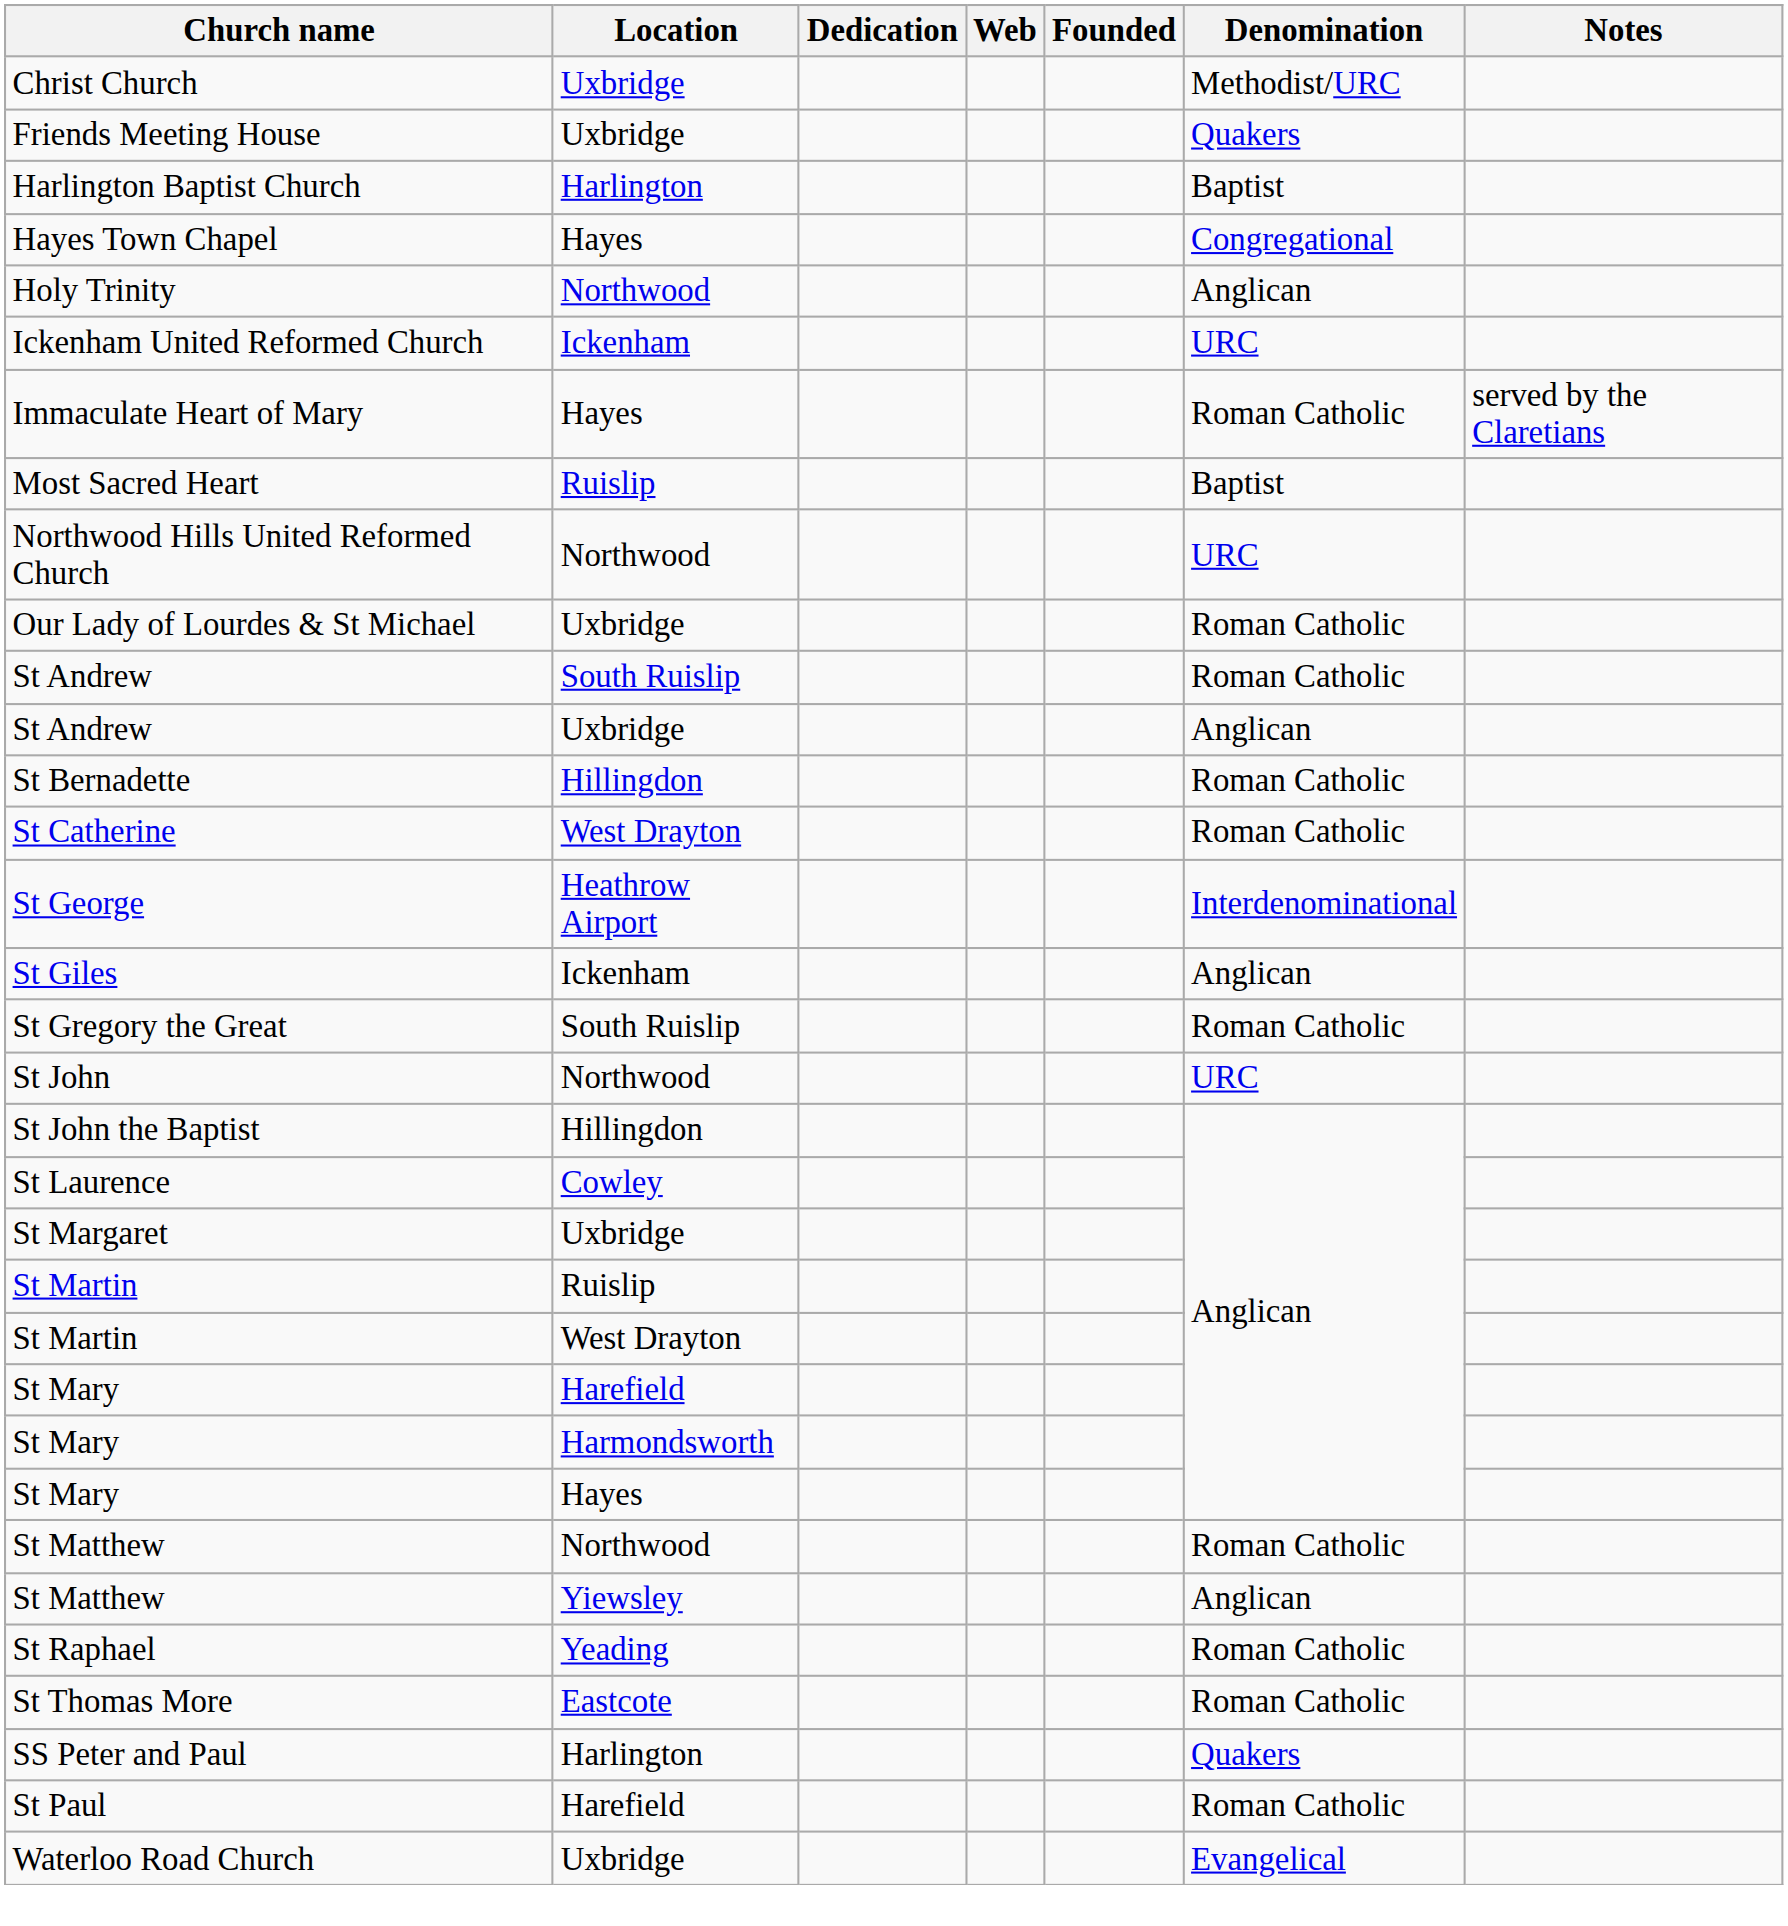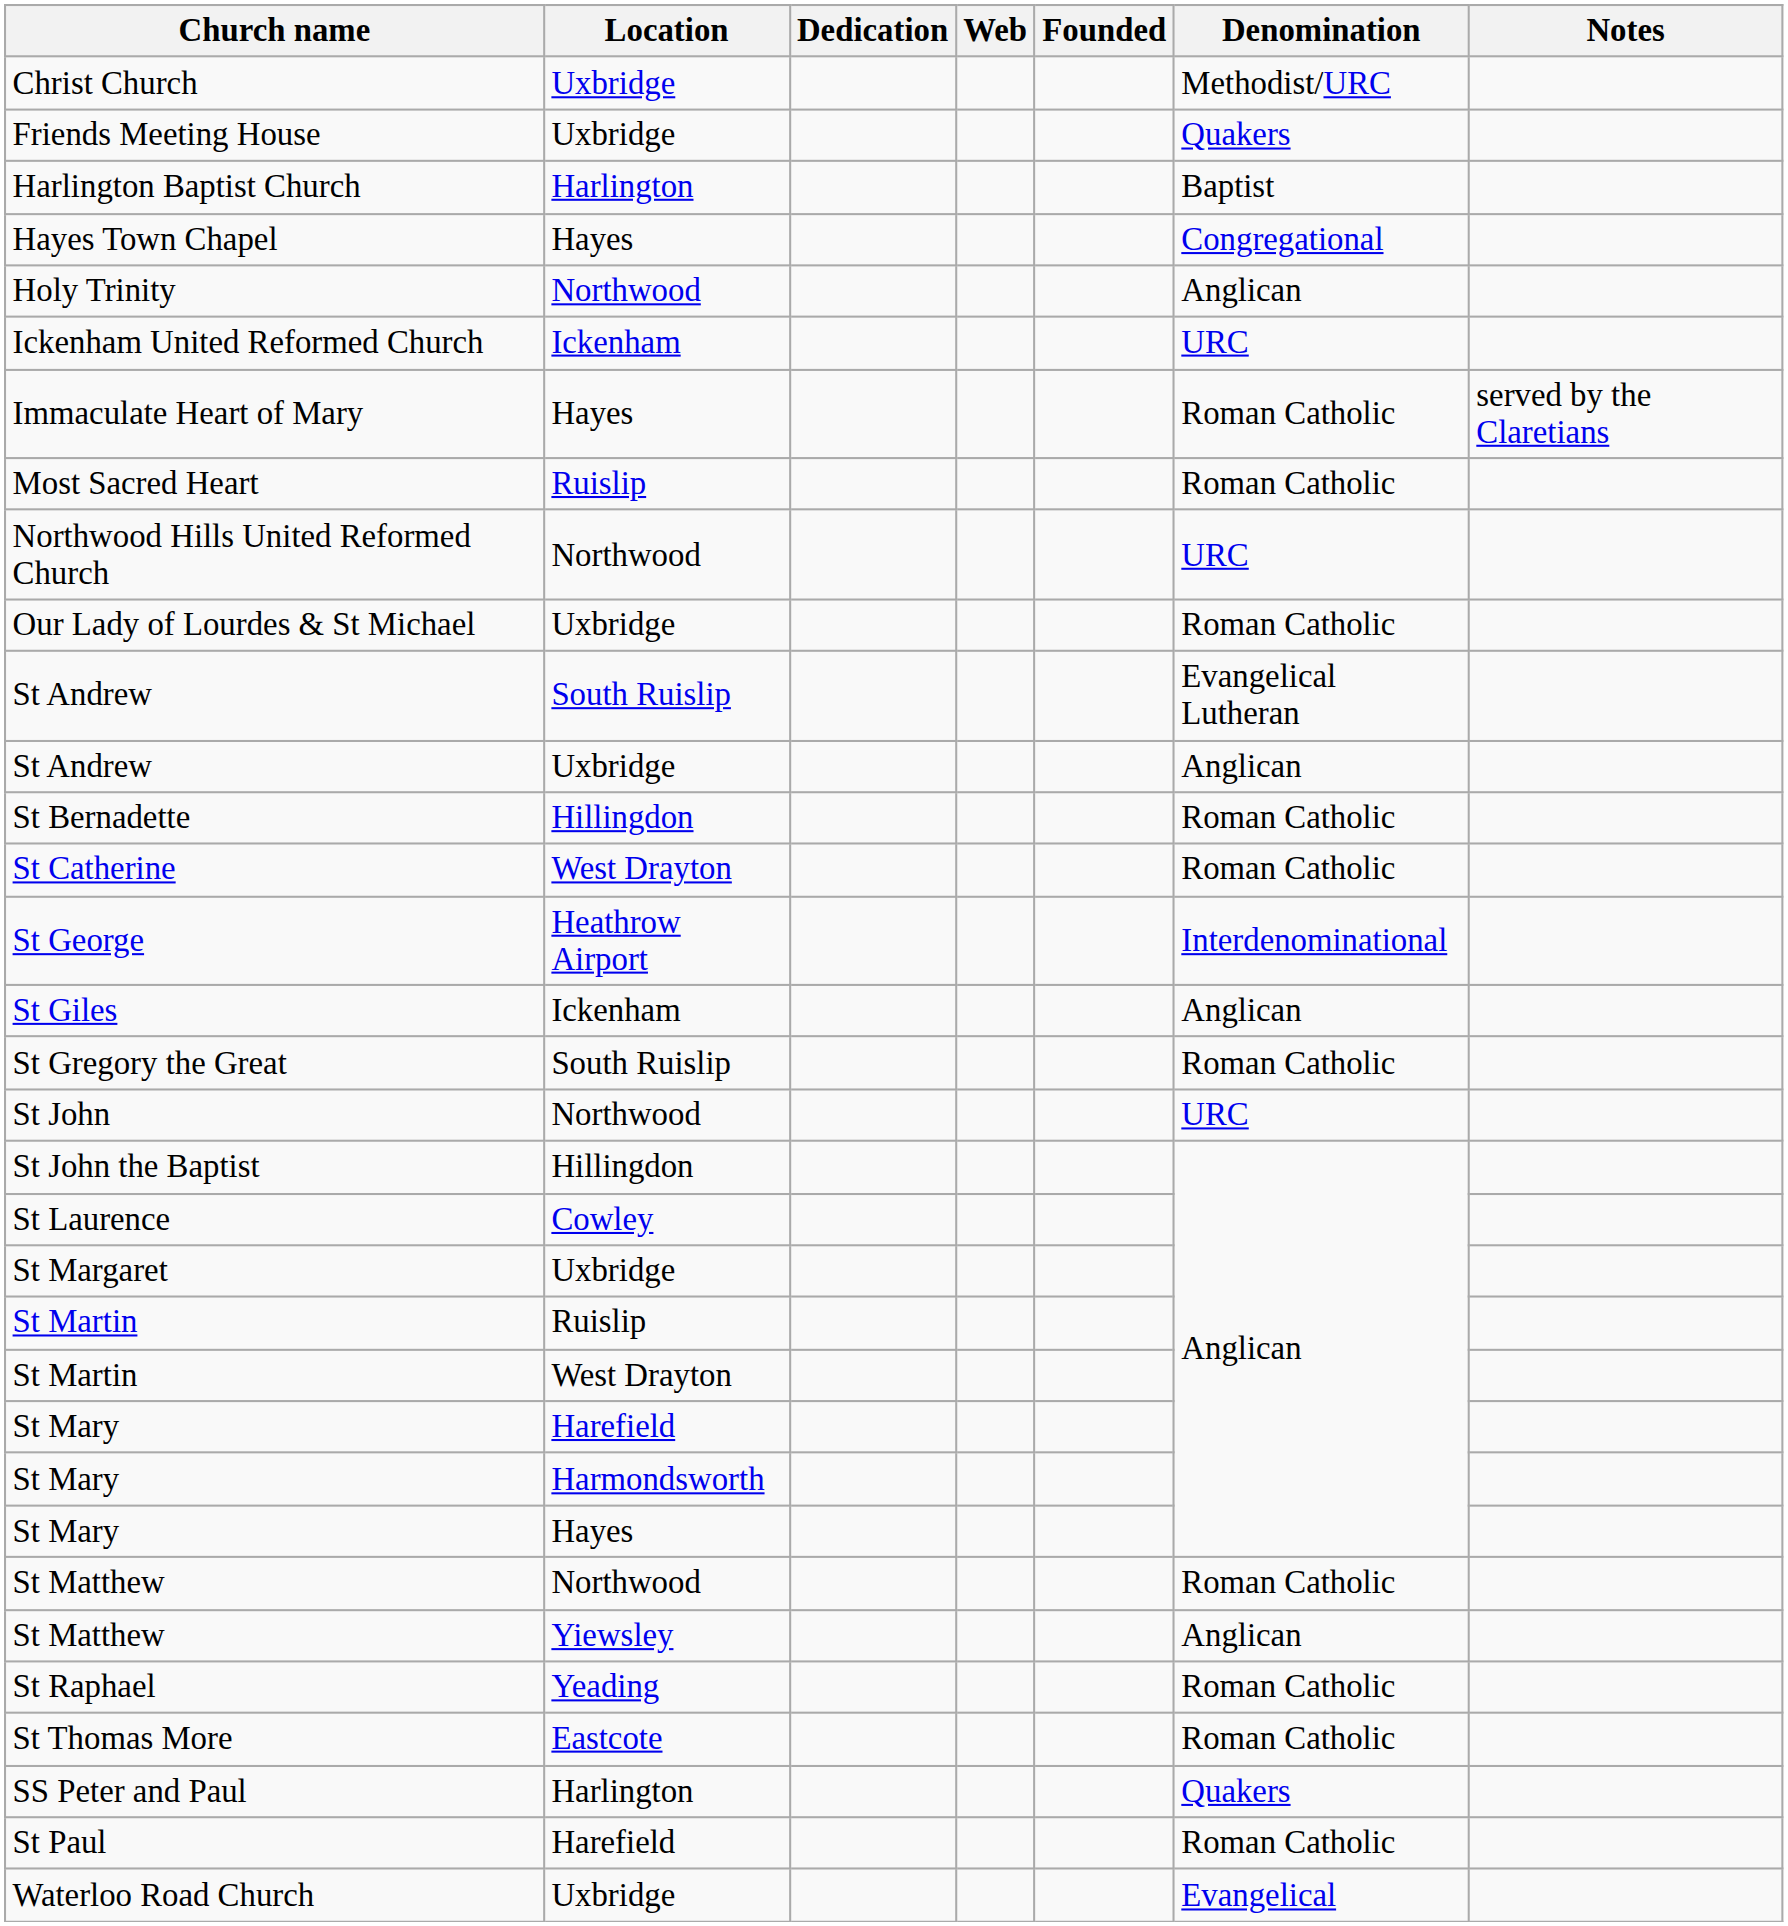(1238, 483) Baptist -> (1288, 483) Roman Catholic
(1298, 676) Roman Catholic -> (1259, 694) Evangelical Lutheran
